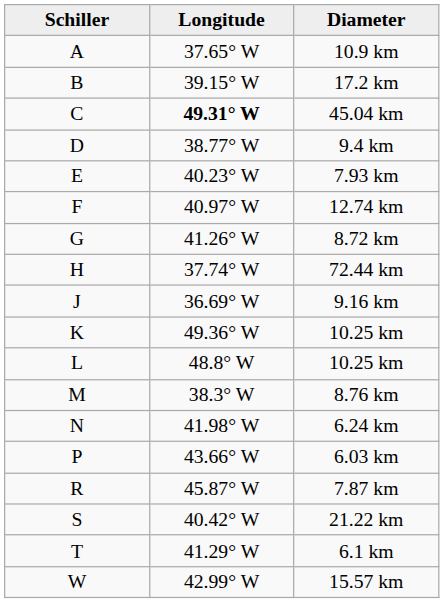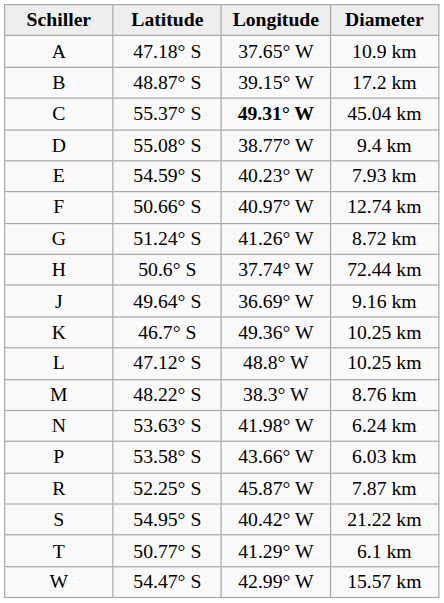+ column: (167, 20)
